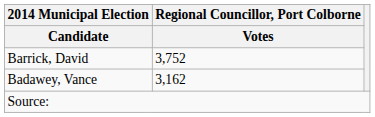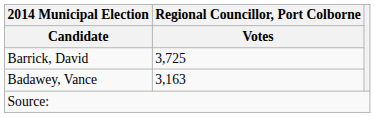(170, 58) 3,752 -> (170, 58) 3,725
(170, 79) 3,162 -> (170, 79) 3,163
